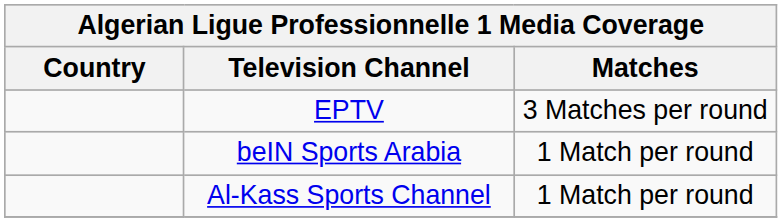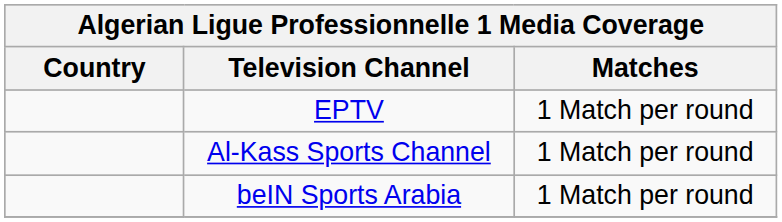(645, 110) 3 Matches per round -> (645, 110) 1 Match per round
rows swapped: (349, 152) <-> (349, 195)
